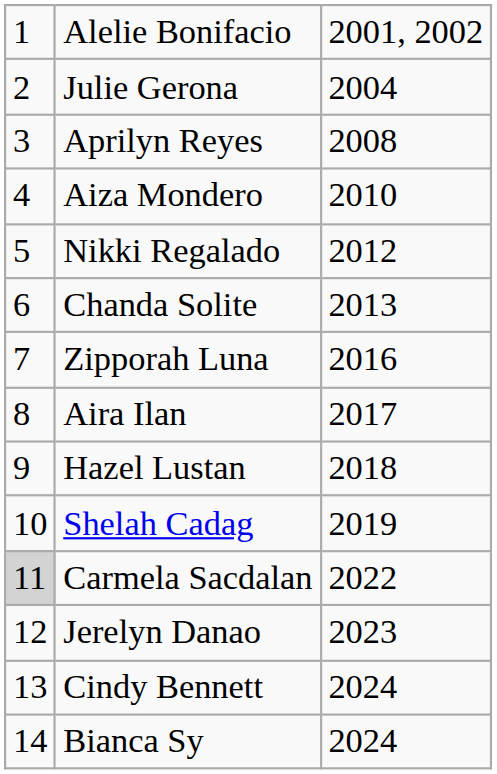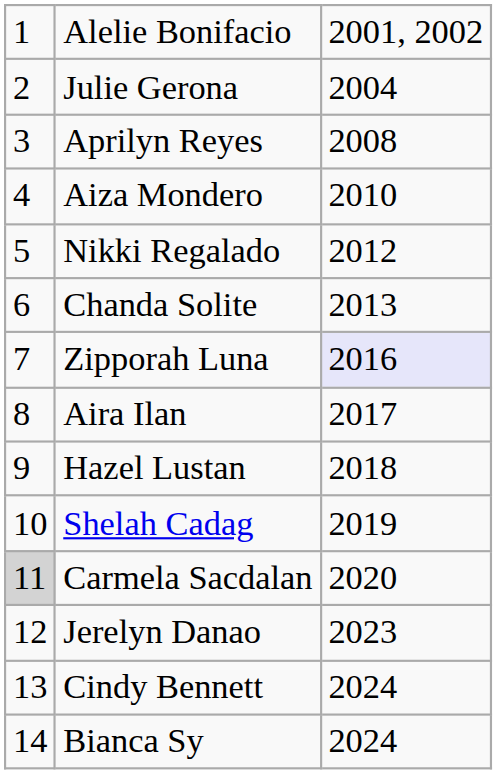(363, 359) no background -> (363, 359) lavender background
(363, 577) 2022 -> (363, 577) 2020
